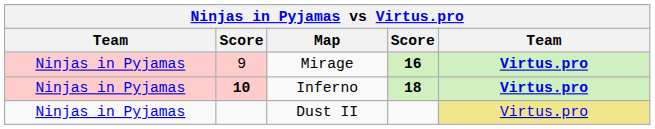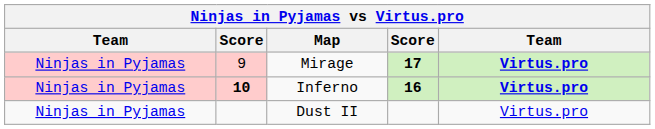(413, 64) 16 -> (413, 64) 17
(413, 88) 18 -> (413, 88) 16
(544, 112) khaki background -> (544, 112) no background
